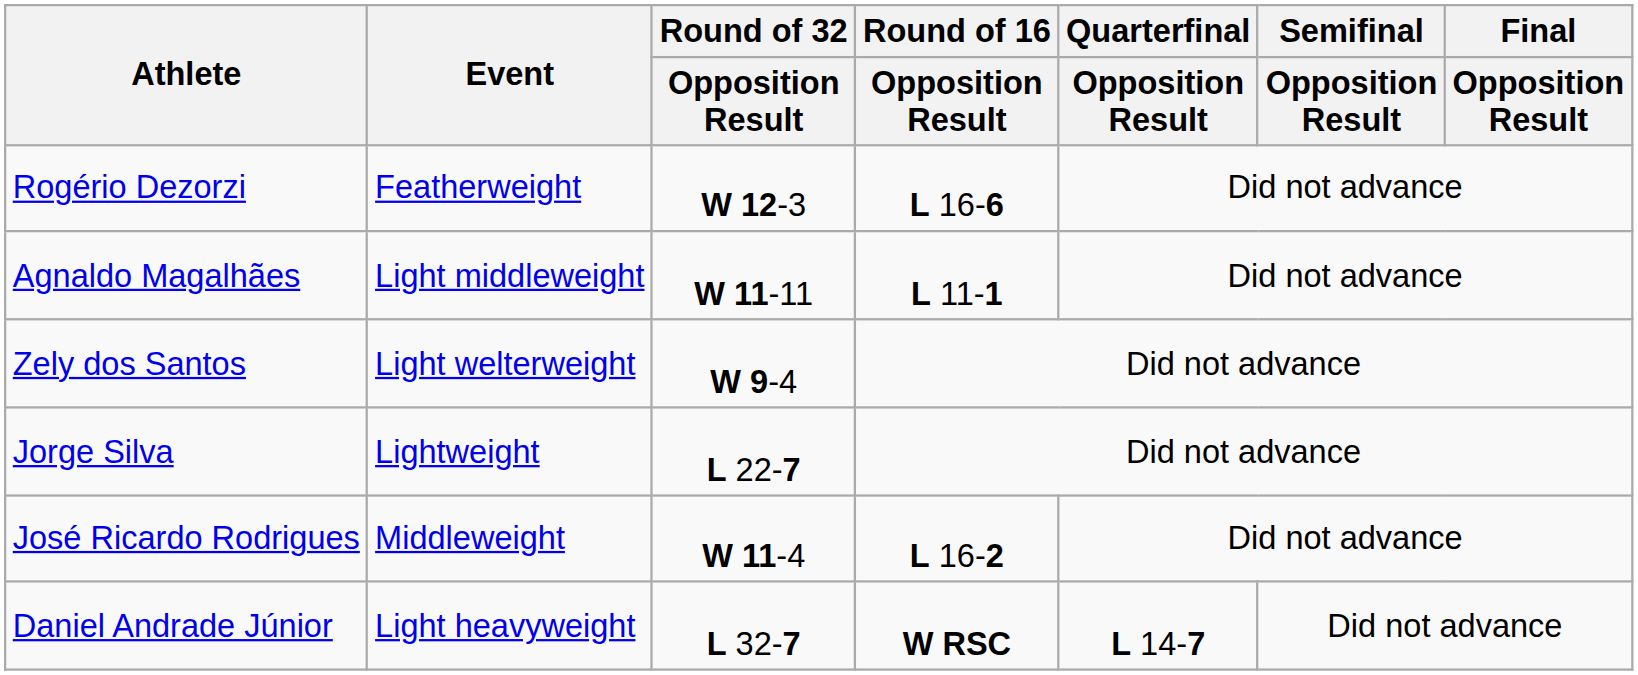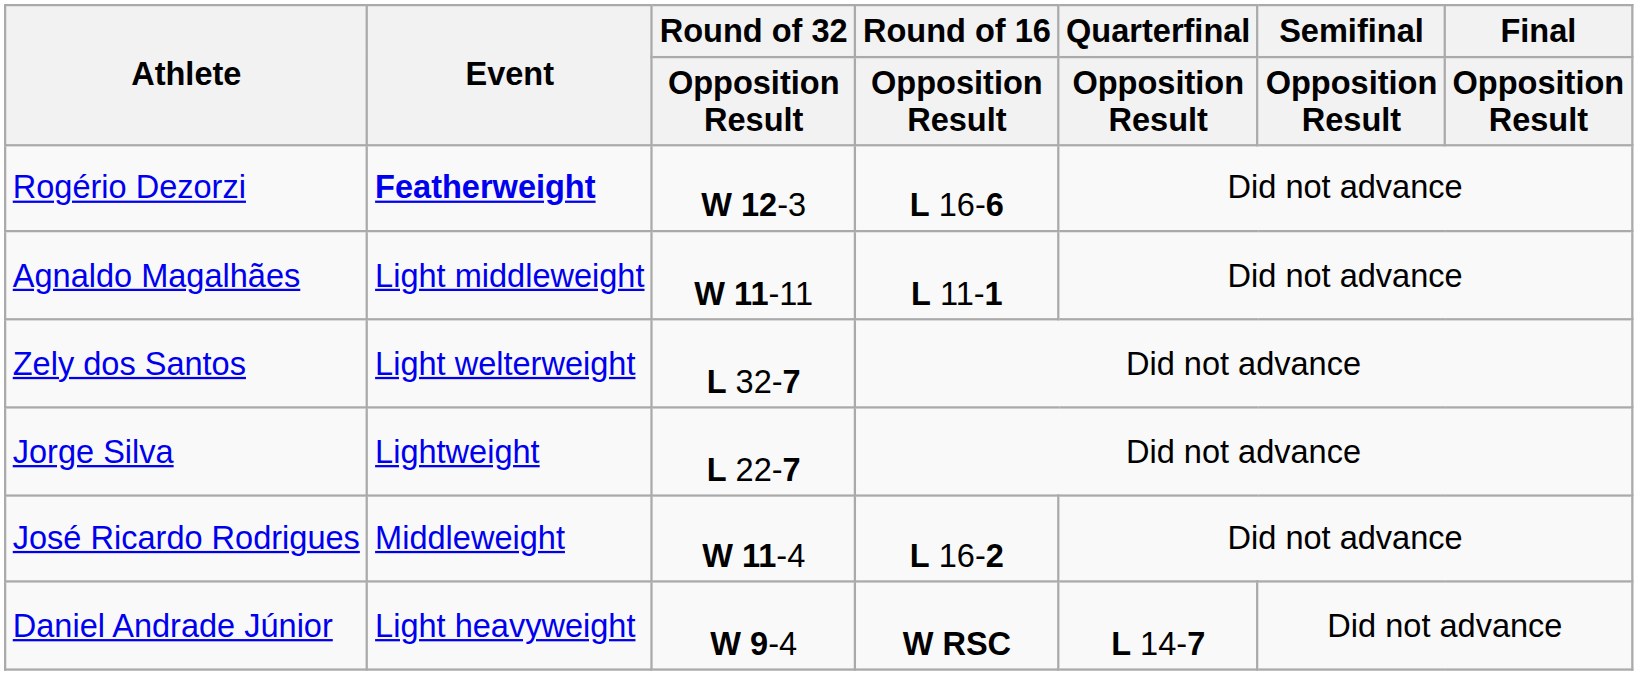(478, 188) normal -> (485, 188) bold
(754, 382) W 9-4 -> (754, 382) L 32-7
(754, 644) L 32-7 -> (754, 644) W 9-4
